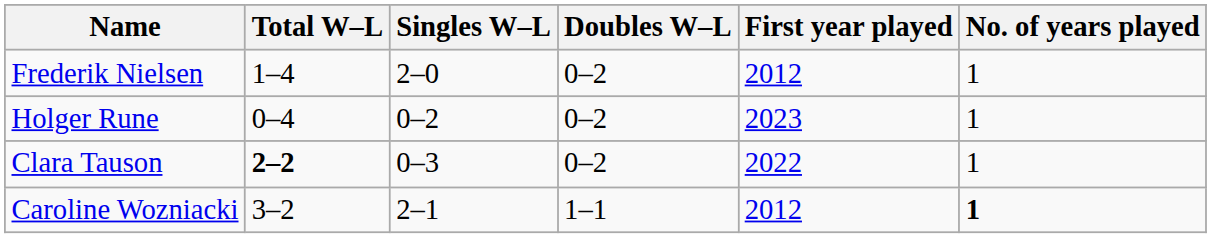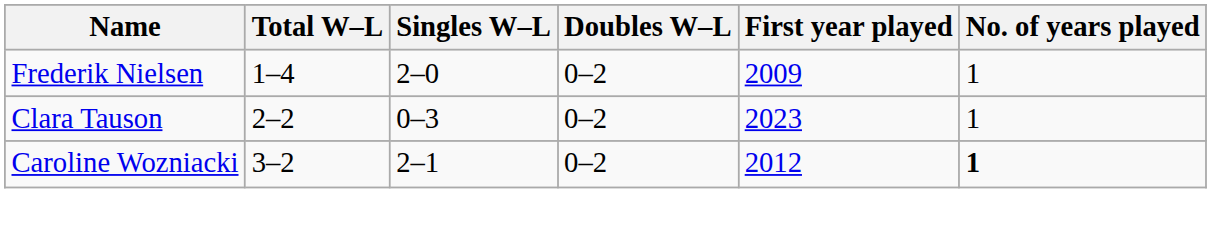(773, 72) 2012 -> (773, 72) 2009
- row: (85, 118)
(273, 163) bold -> (273, 118) normal
(773, 163) 2022 -> (773, 118) 2023
(586, 208) 1–1 -> (586, 163) 0–2
